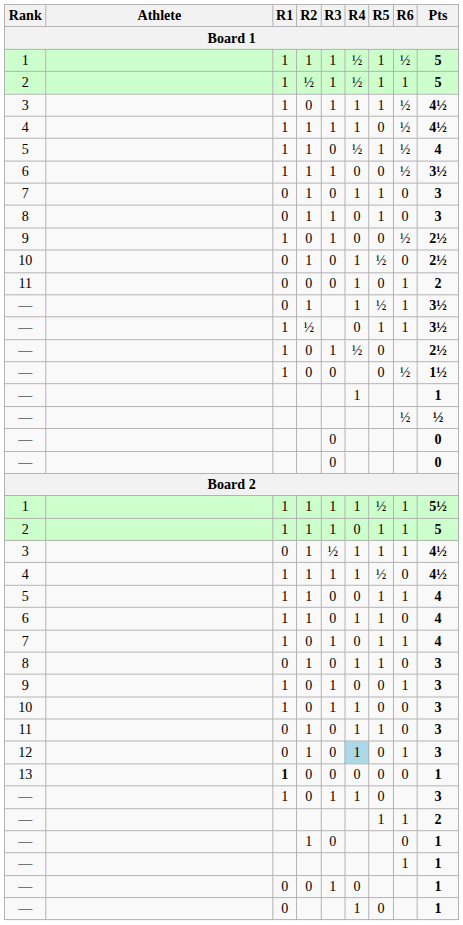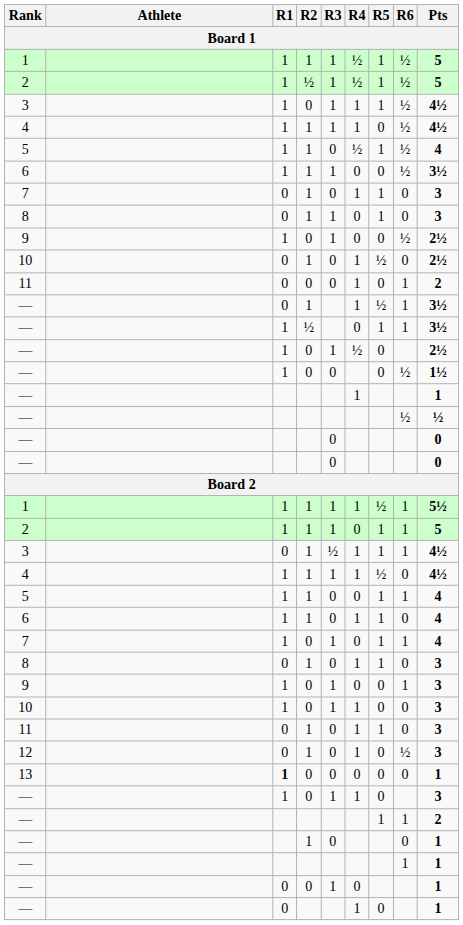(405, 82) 1 -> (405, 82) ½
(357, 752) lightblue background -> (357, 752) no background
(405, 752) 1 -> (405, 752) ½
